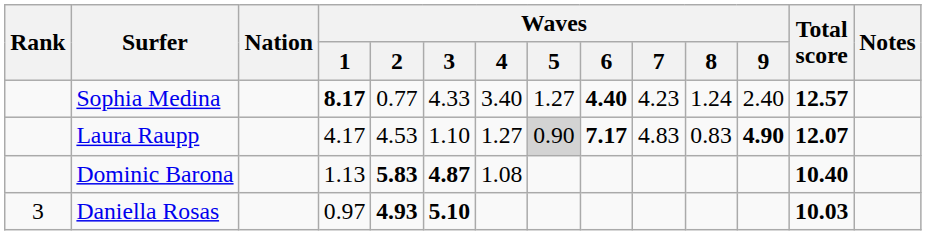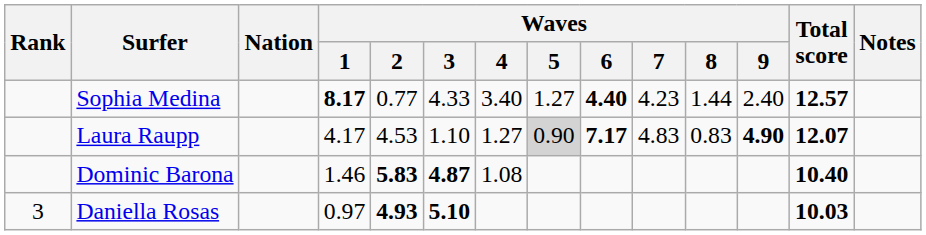(711, 98) 1.24 -> (711, 98) 1.44
(345, 173) 1.13 -> (345, 173) 1.46
